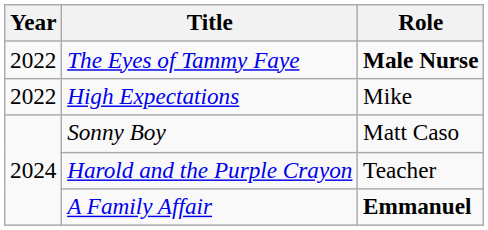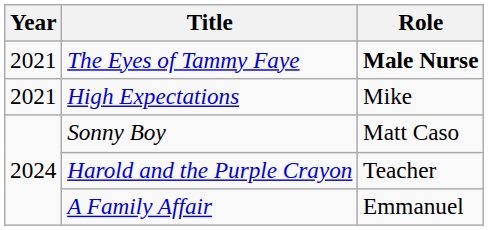(33, 59) 2022 -> (33, 59) 2021
(33, 96) 2022 -> (33, 96) 2021
(417, 206) bold -> (413, 206) normal
